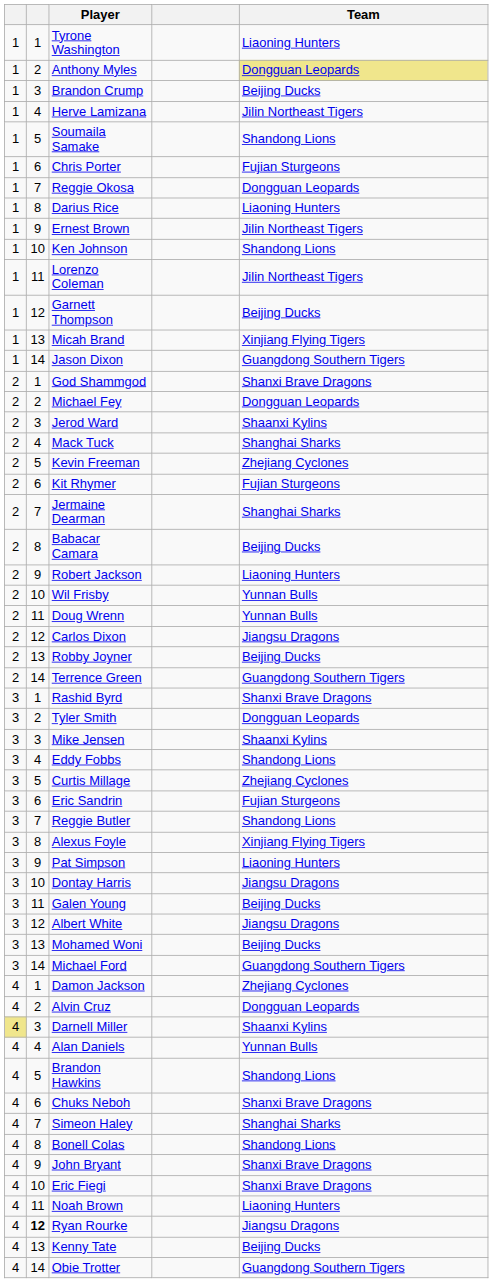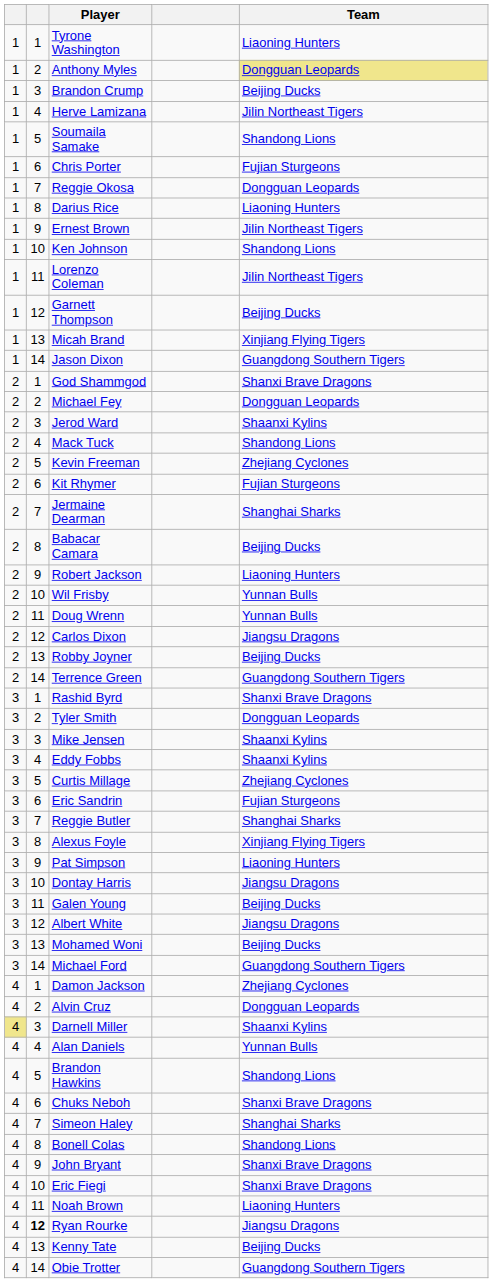(291, 443) Shanghai Sharks -> (289, 443) Shandong Lions
(289, 759) Shandong Lions -> (284, 759) Shaanxi Kylins
(289, 821) Shandong Lions -> (291, 821) Shanghai Sharks
